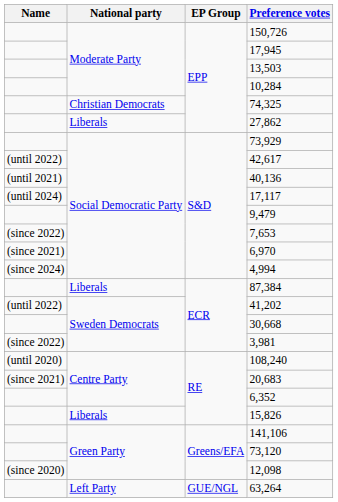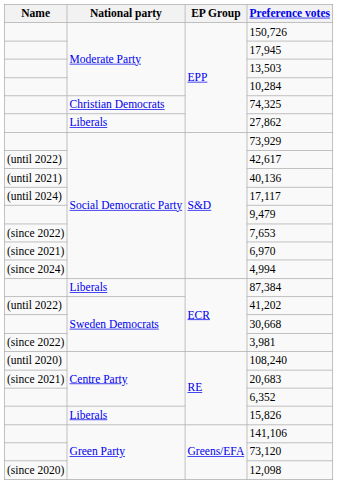- row: (265, 488)
